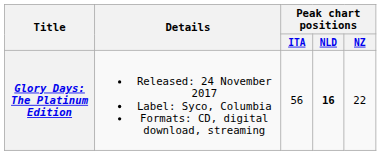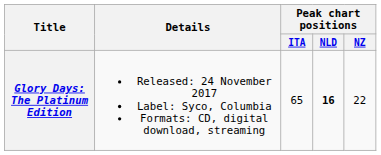(297, 100) 56 -> (297, 100) 65
